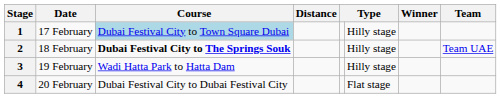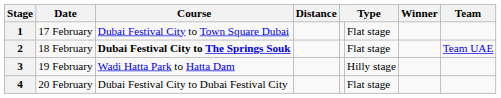(193, 31) lightblue background -> (193, 31) no background
(372, 31) Hilly stage -> (369, 31) Flat stage
(372, 48) Hilly stage -> (369, 48) Flat stage
